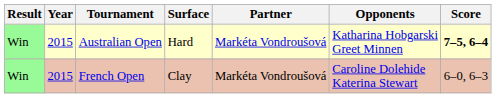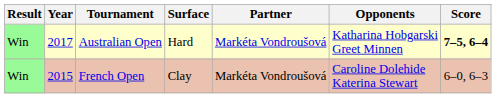(60, 41) 2015 -> (60, 41) 2017
